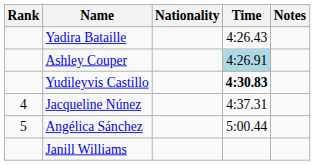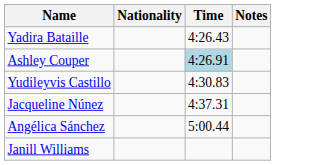- column: (23, 15)
(247, 82) bold -> (208, 82) normal
